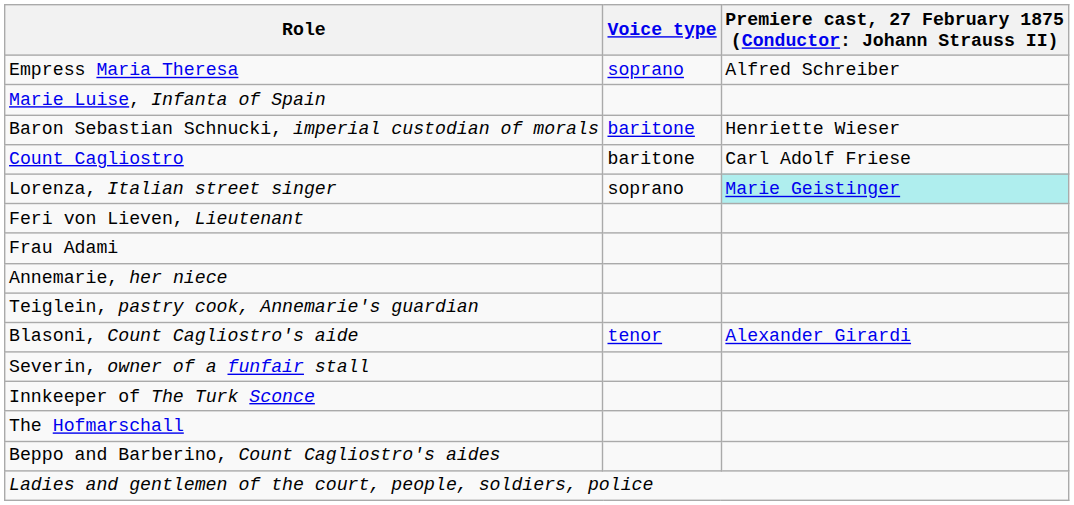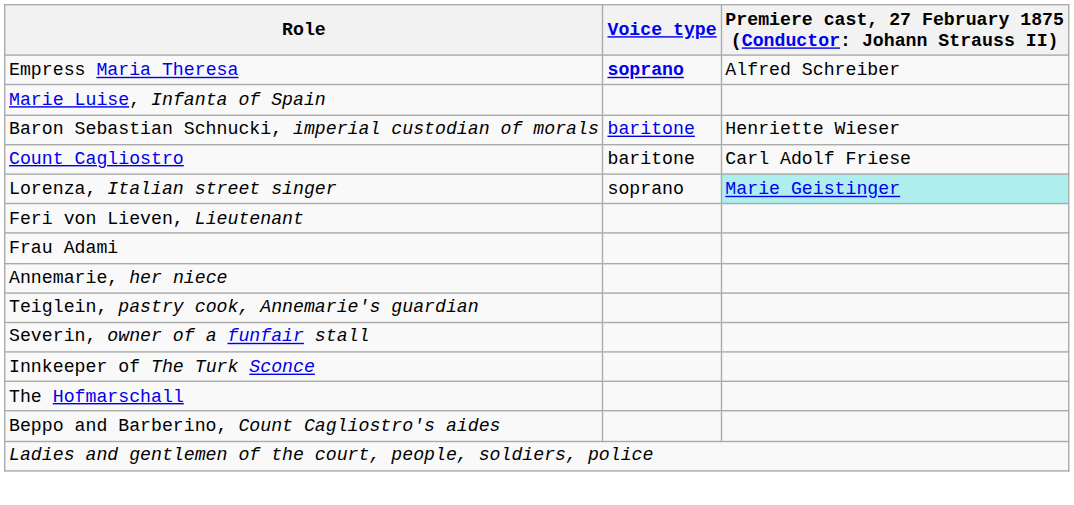(646, 70) normal -> (646, 70) bold
- row: (184, 337)
